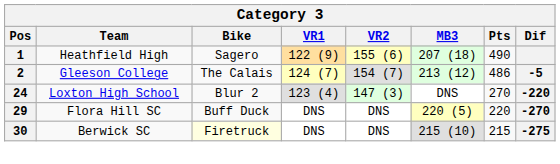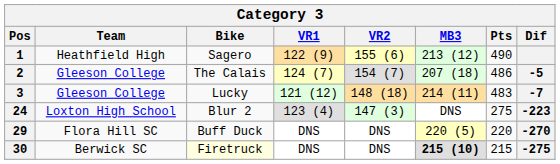(447, 55) 207 (18) -> (451, 55) 213 (12)
(447, 74) 213 (12) -> (451, 74) 207 (18)
+ row: (20, 93)
(500, 93) 270 -> (501, 112) 275
(535, 93) -220 -> (536, 112) -223
(447, 131) normal -> (451, 150) bold
